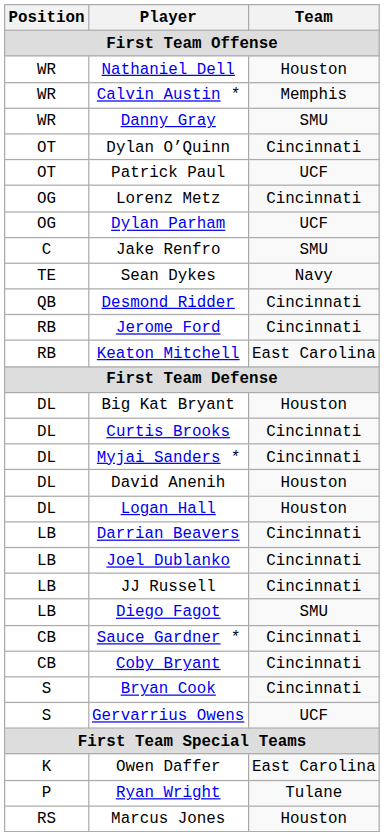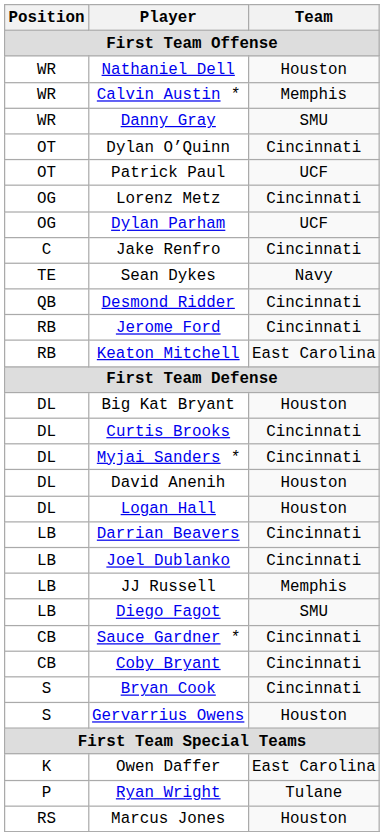(314, 250) SMU -> (314, 250) Cincinnati
(314, 586) Cincinnati -> (314, 586) Memphis
(314, 715) UCF -> (314, 715) Houston
